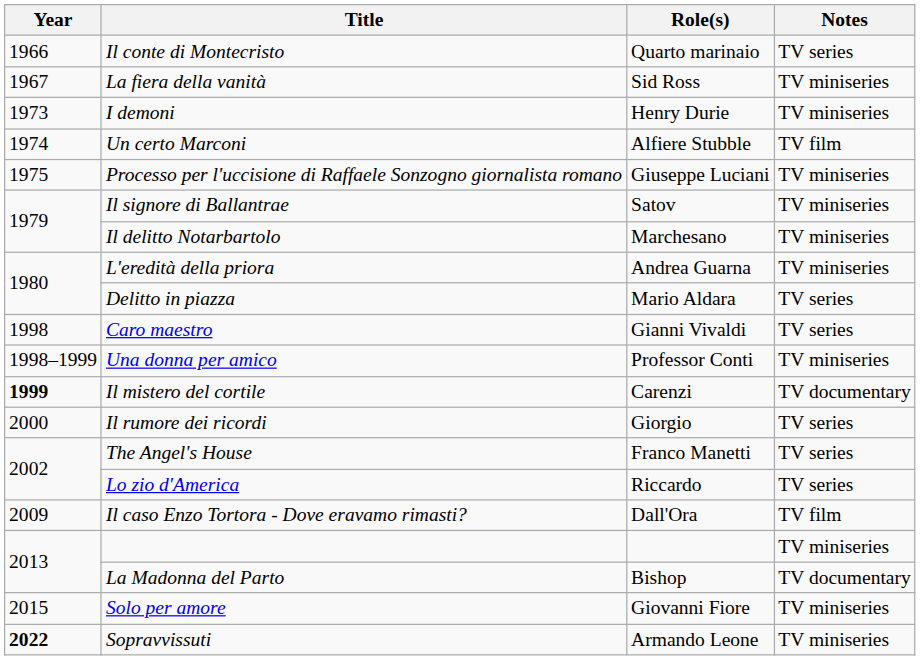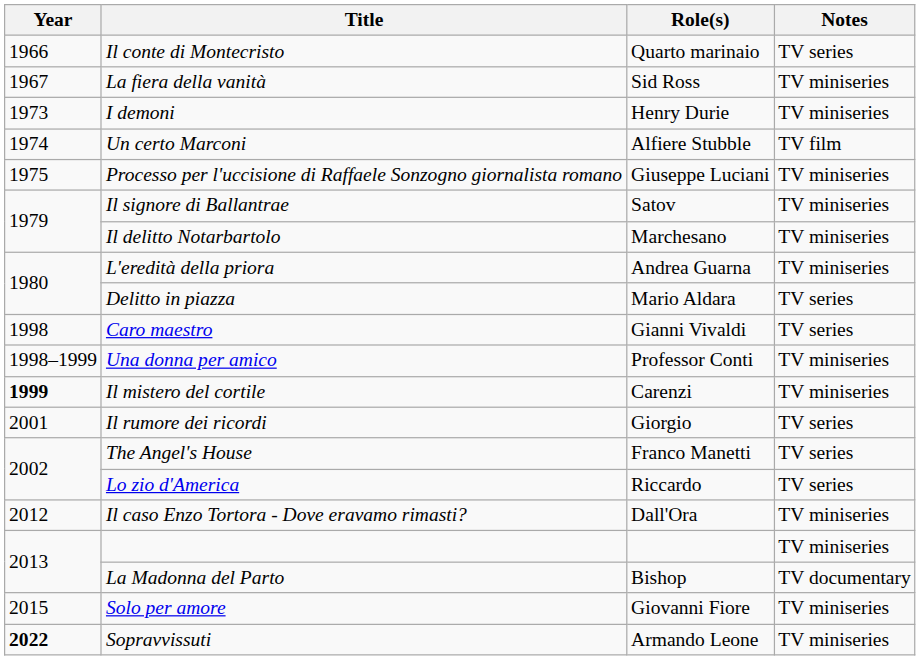(845, 391) TV documentary -> (834, 391) TV miniseries
(29, 422) 2000 -> (29, 422) 2001
(29, 515) 2009 -> (29, 515) 2012
(810, 515) TV film -> (834, 515) TV miniseries
